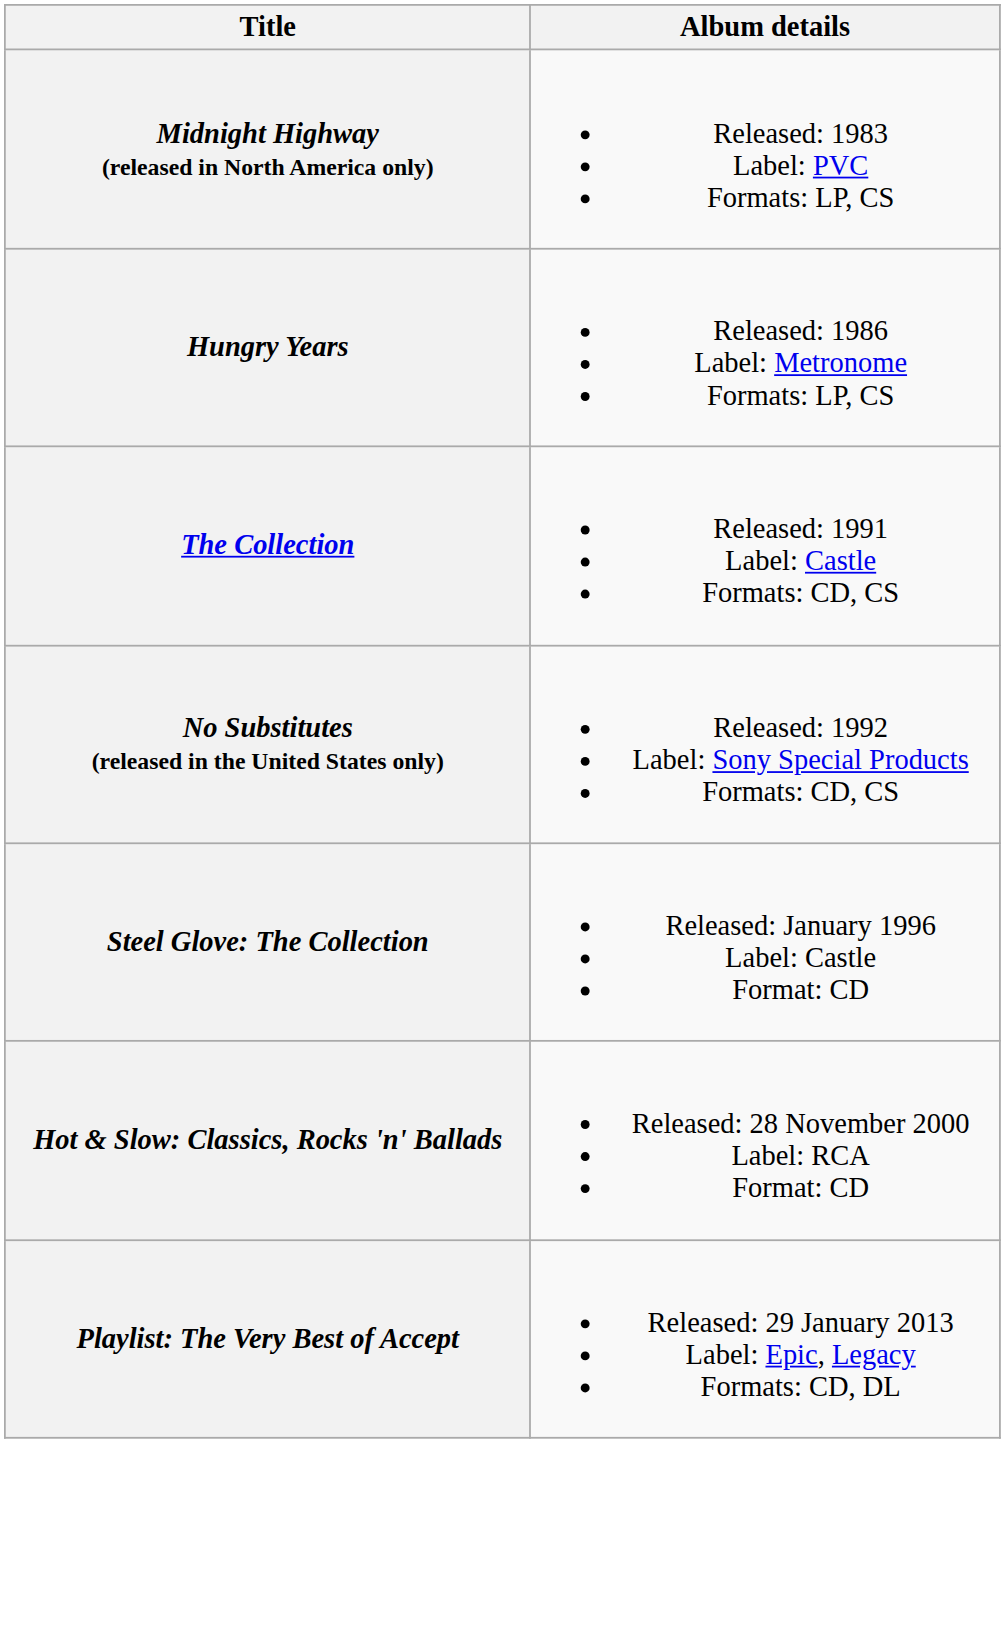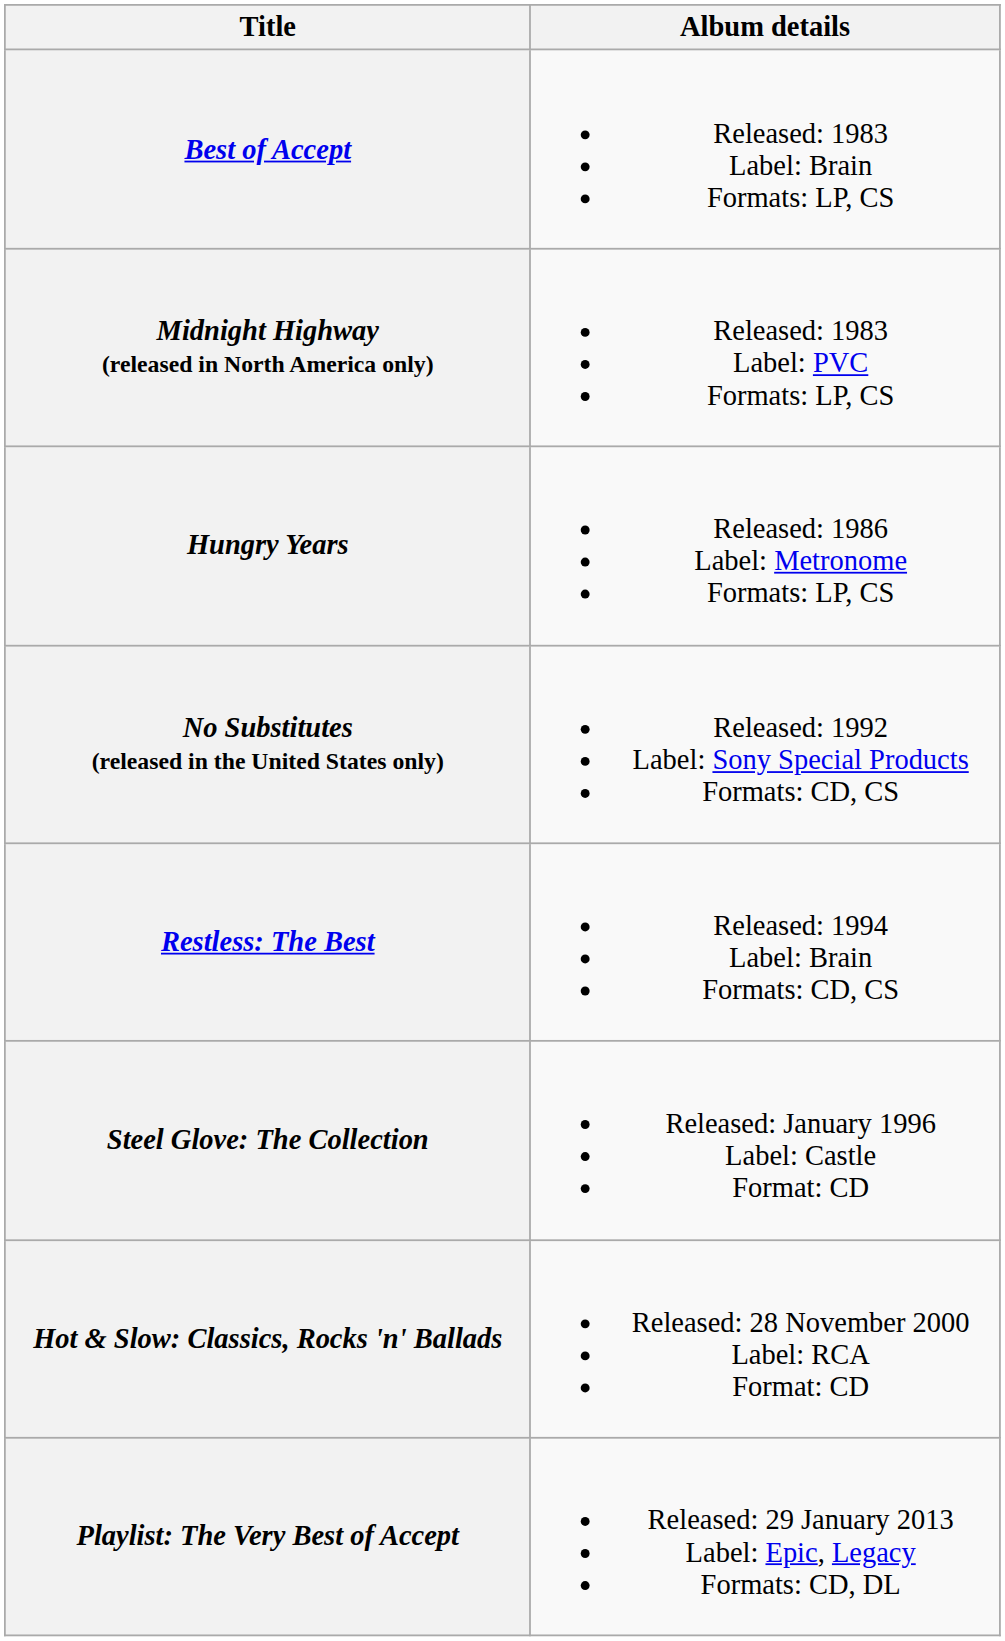+ row: (268, 148)
- row: (268, 545)
+ row: (268, 941)
